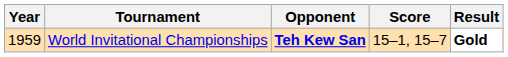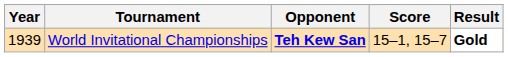(24, 40) 1959 -> (24, 40) 1939
